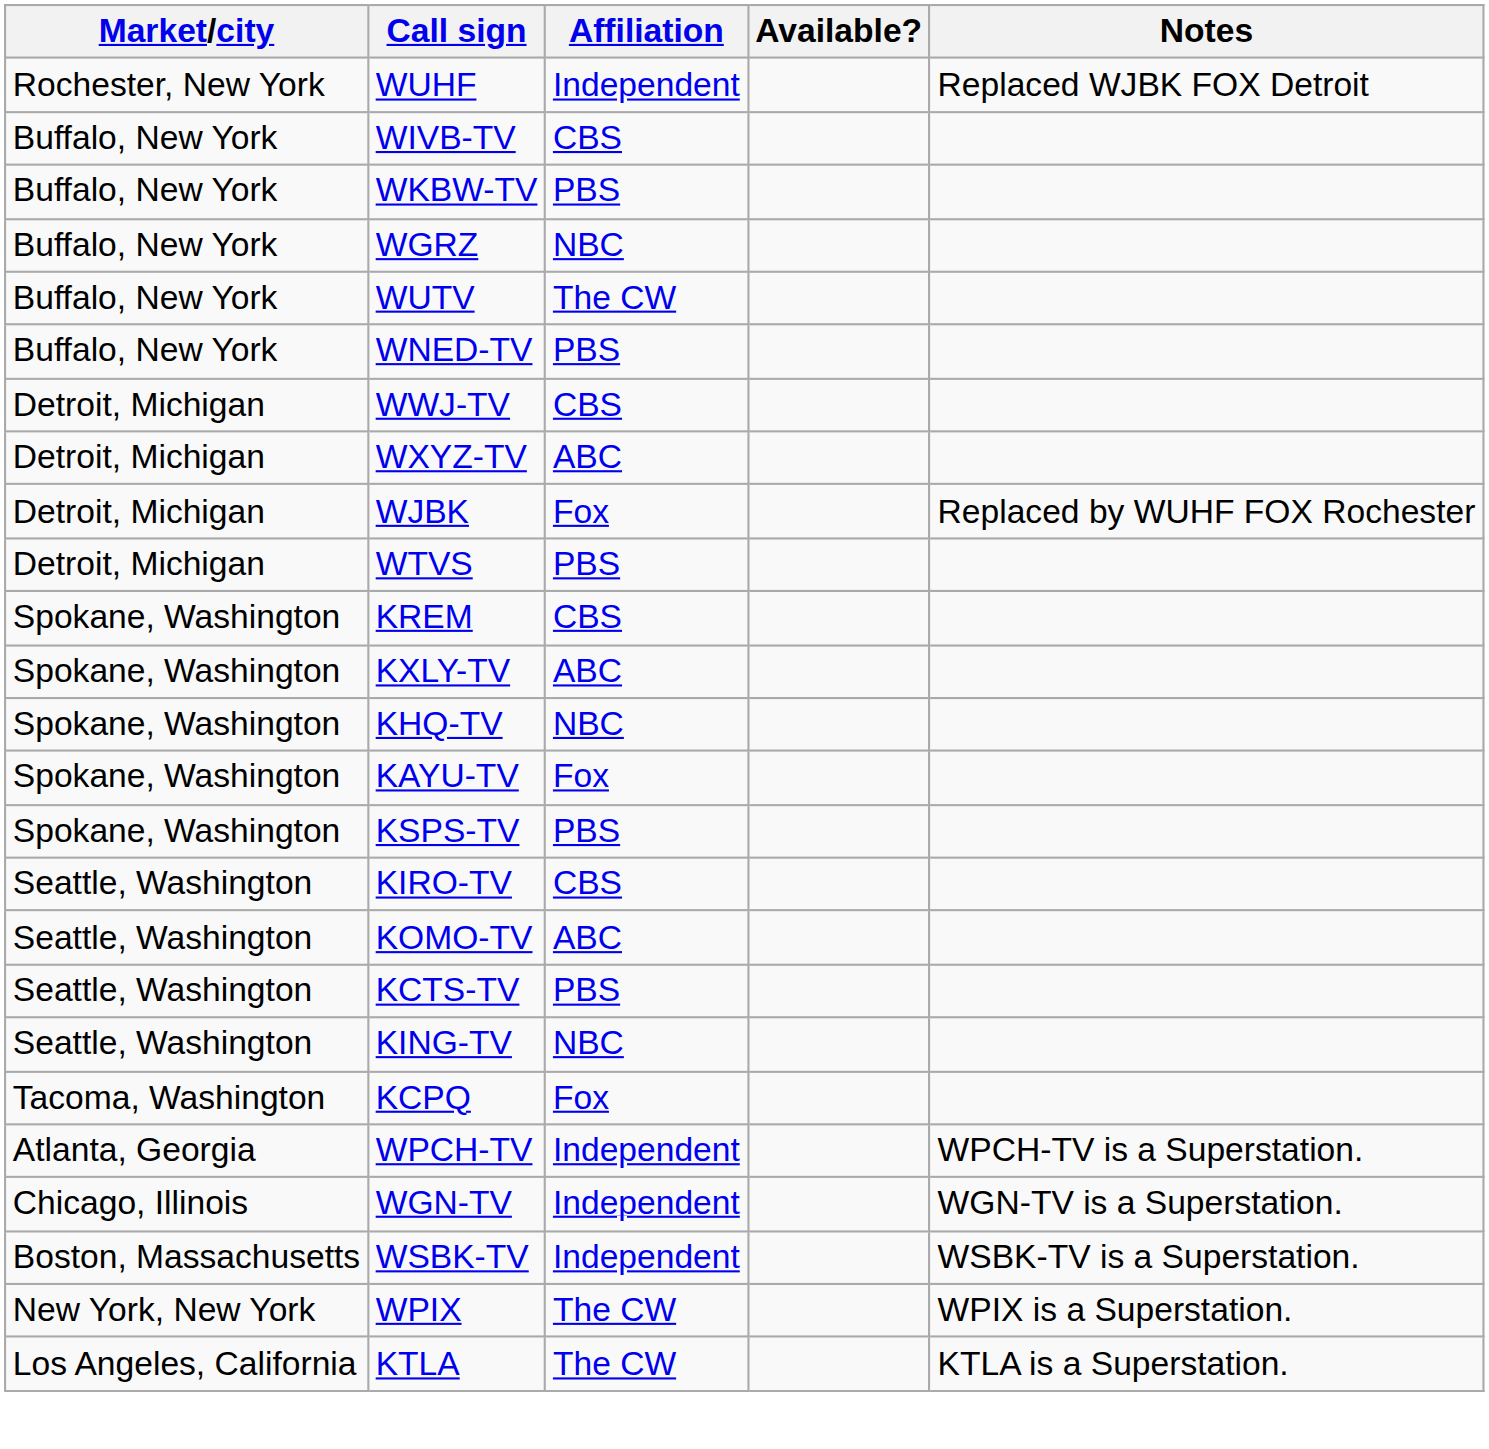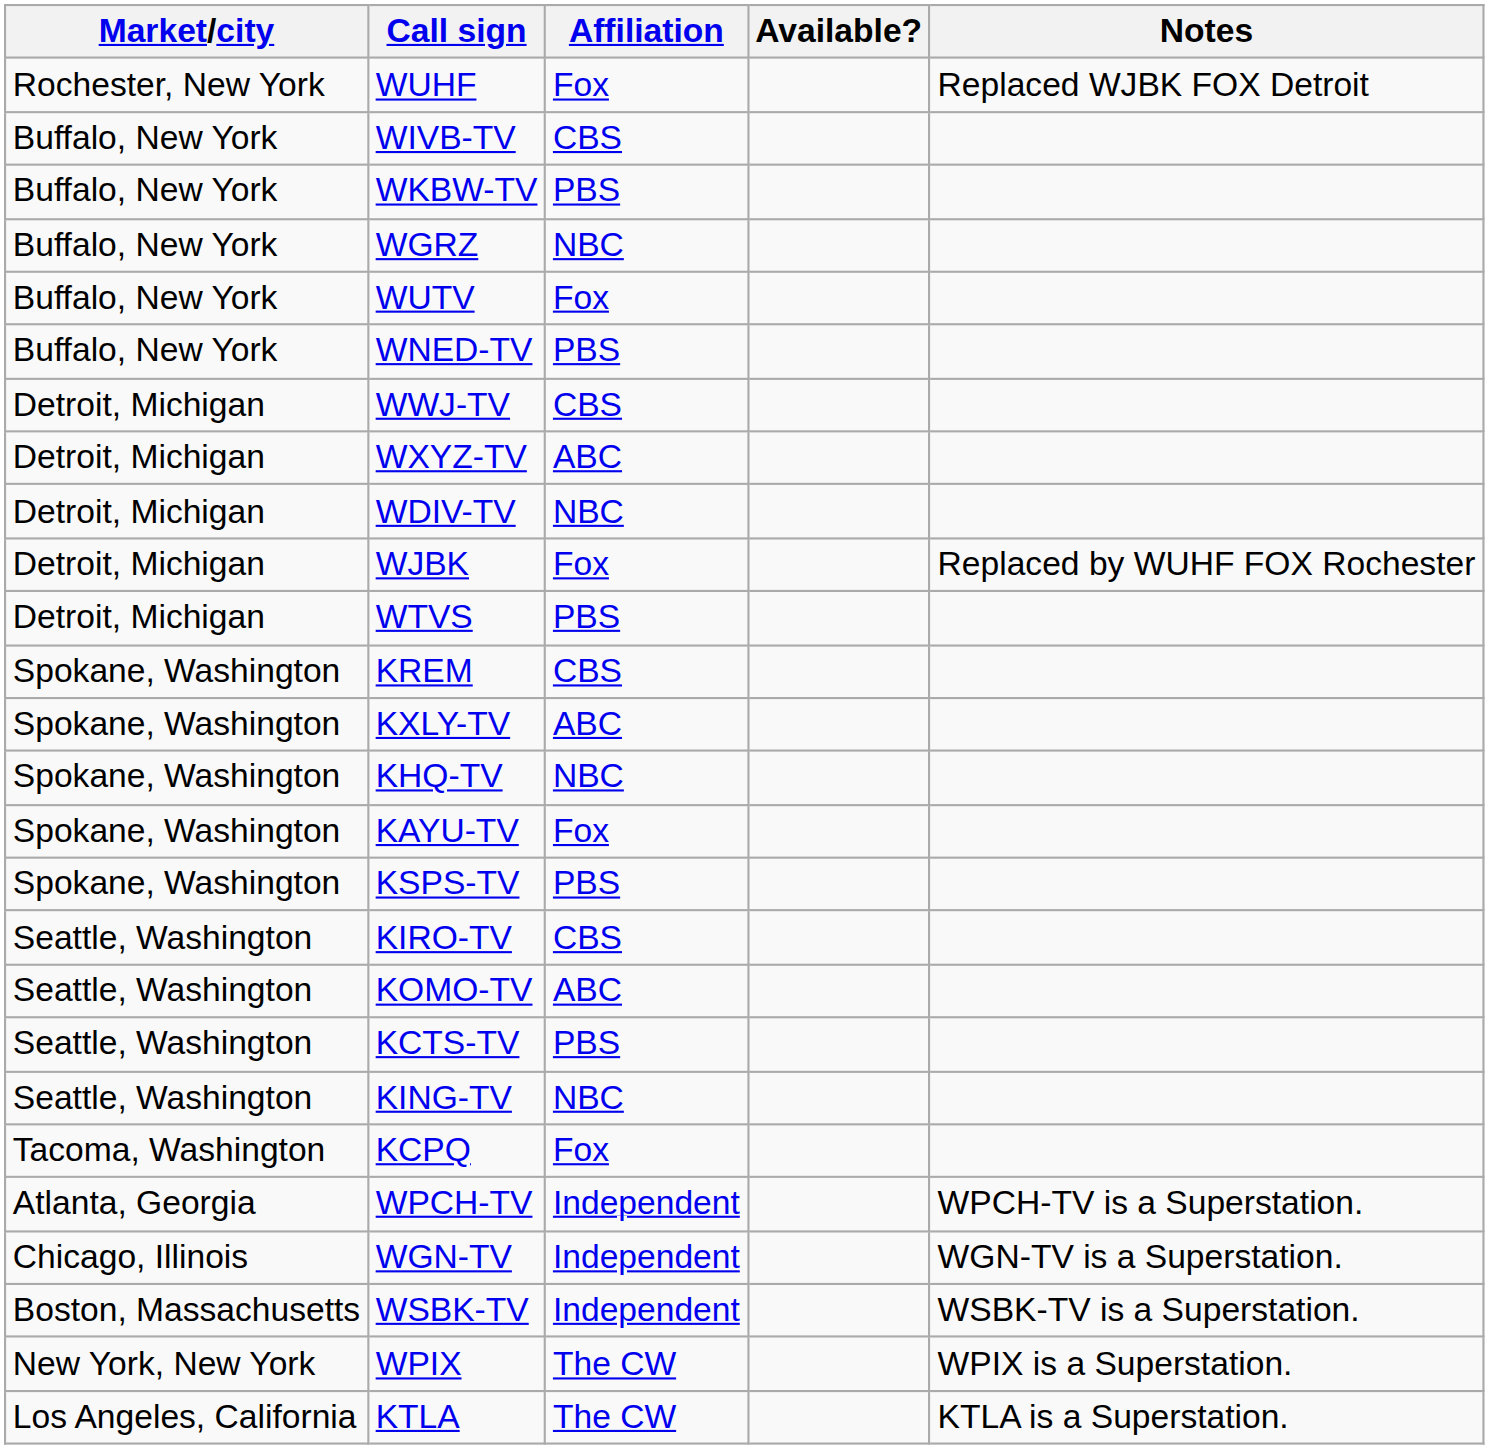(646, 84) Independent -> (581, 84) Fox
(615, 297) The CW -> (581, 297) Fox
+ row: (446, 510)
